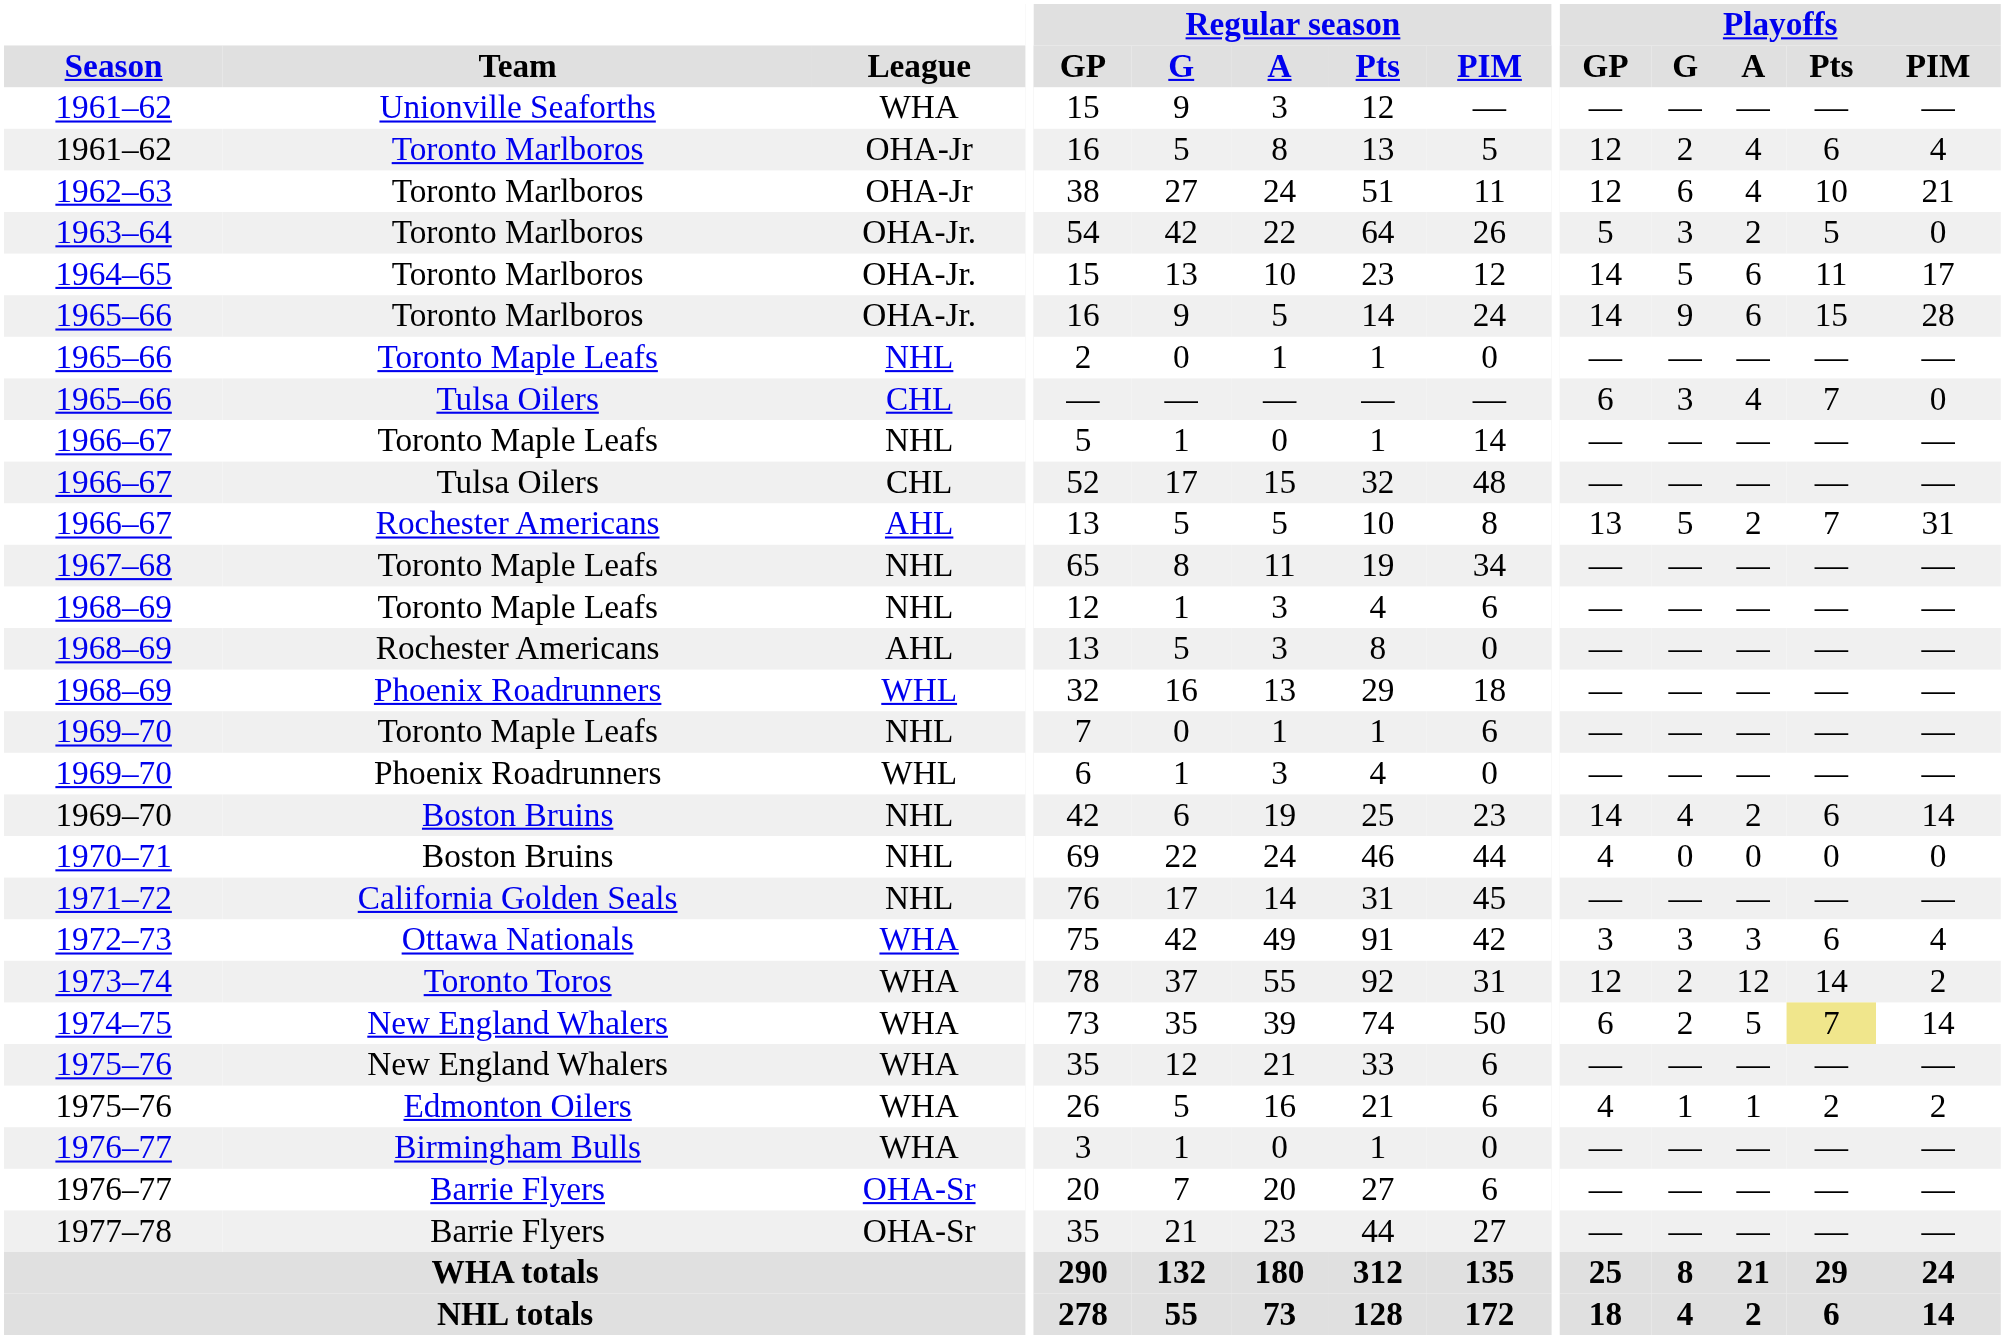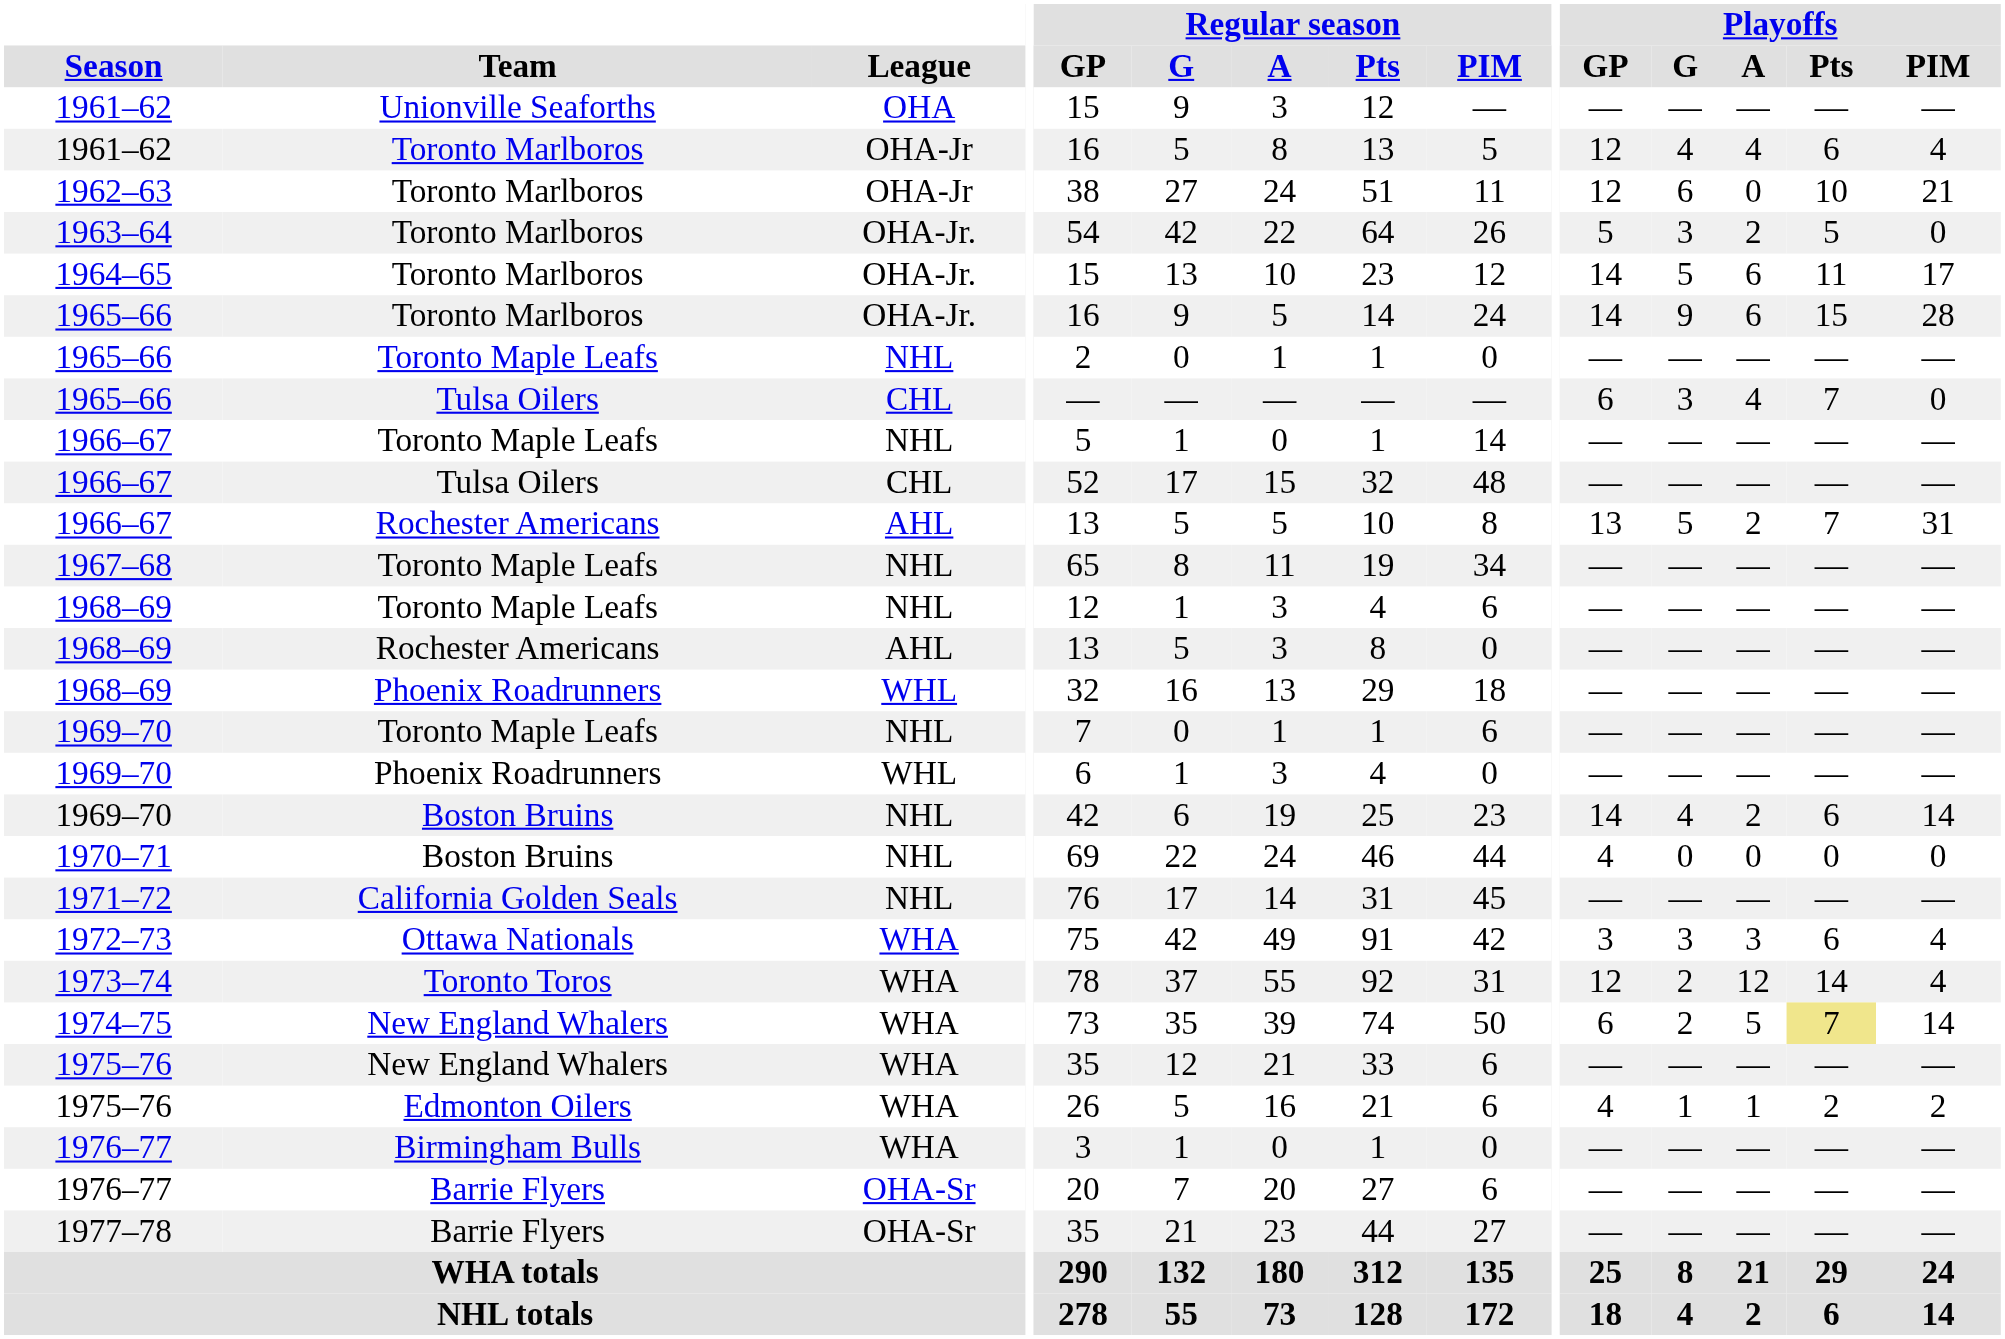(919, 107) WHA -> (919, 107) OHA
(1685, 149) 2 -> (1685, 149) 4
(1753, 190) 4 -> (1753, 190) 0
(1938, 981) 2 -> (1938, 981) 4
